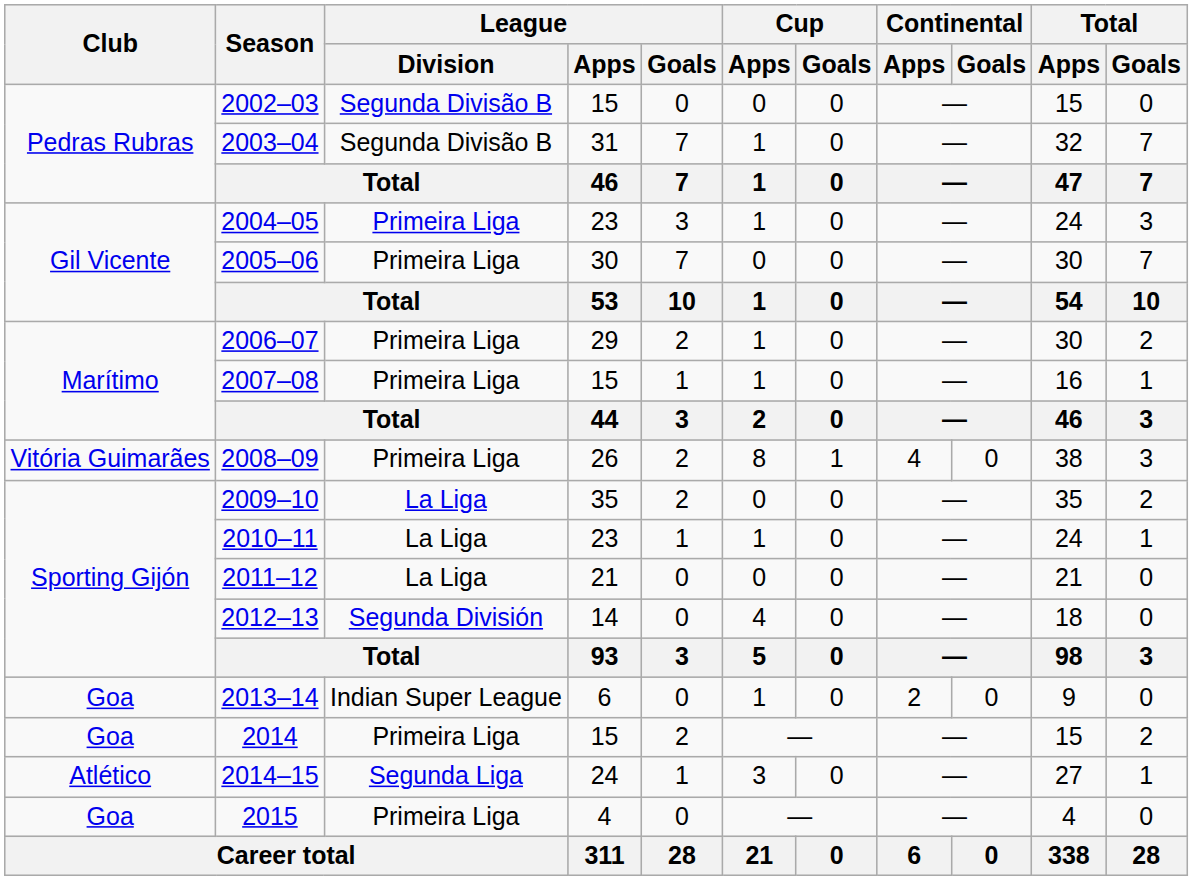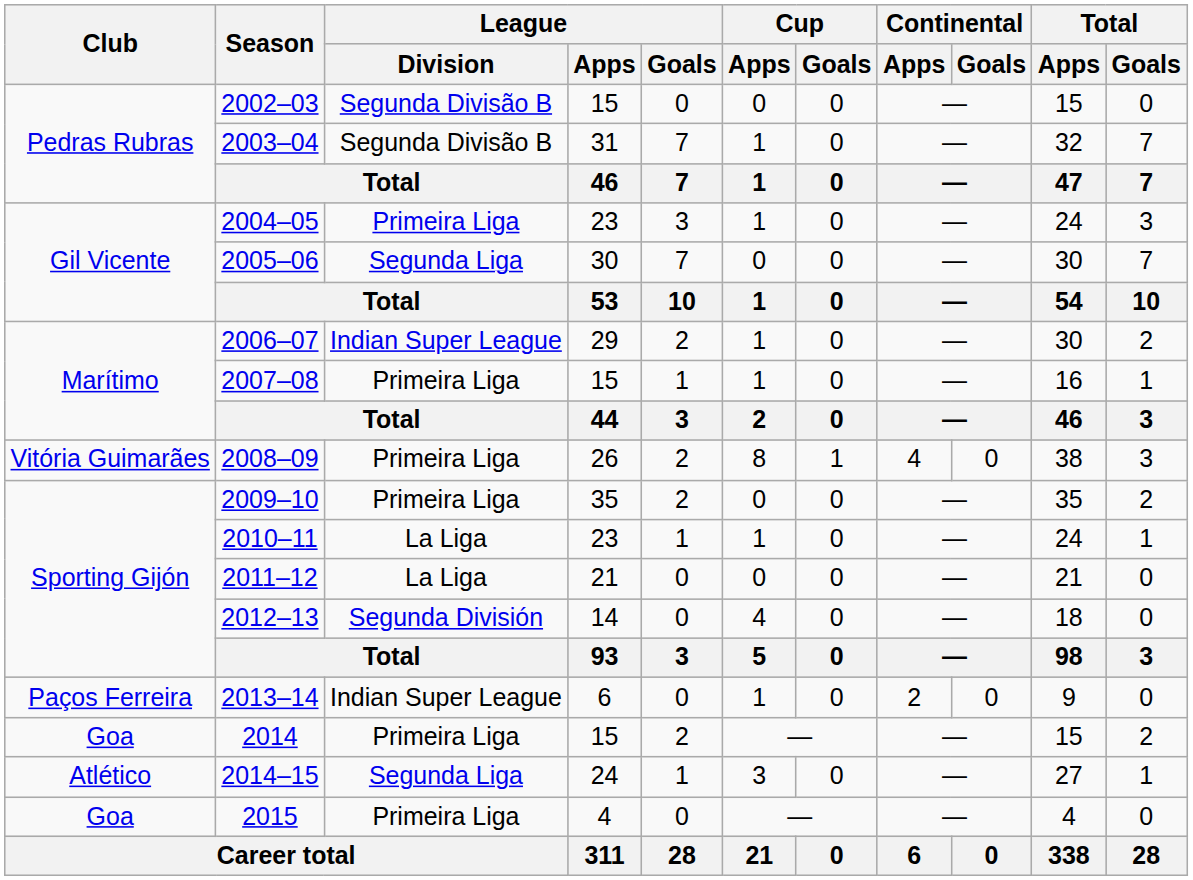(446, 261) Primeira Liga -> (446, 261) Segunda Liga
(446, 340) Primeira Liga -> (446, 340) Indian Super League
(446, 499) La Liga -> (446, 499) Primeira Liga
(110, 697) Goa -> (110, 697) Paços Ferreira
